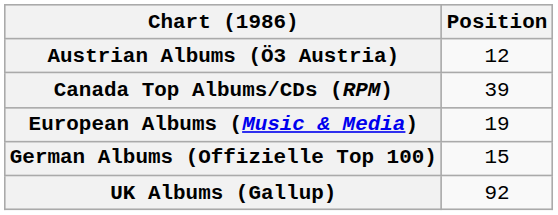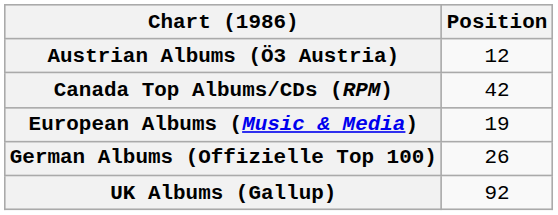(497, 90) 39 -> (497, 90) 42
(497, 158) 15 -> (497, 158) 26
